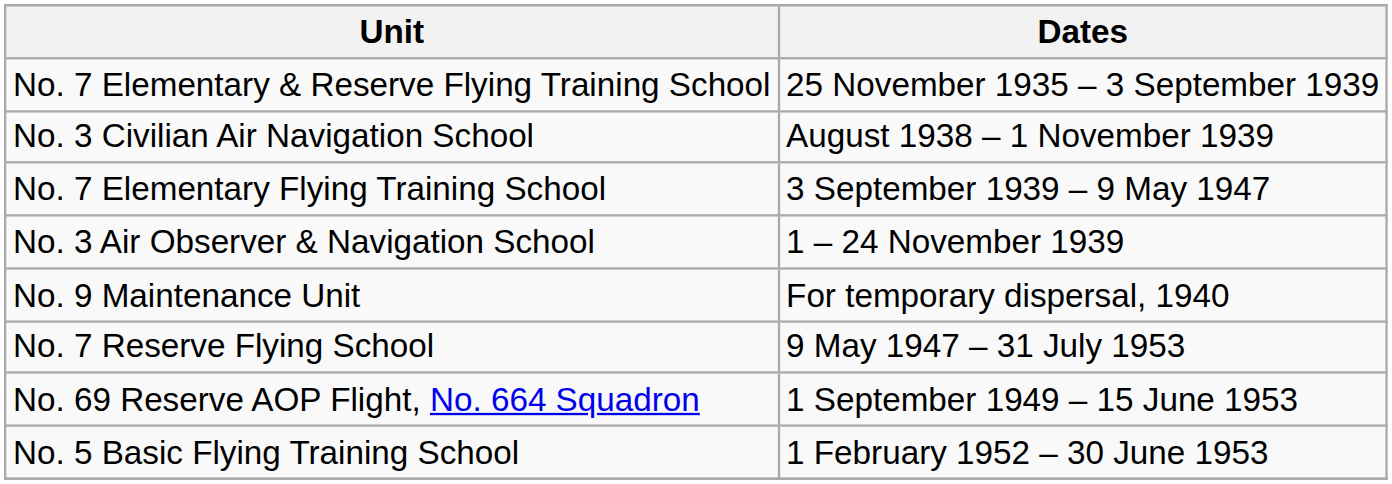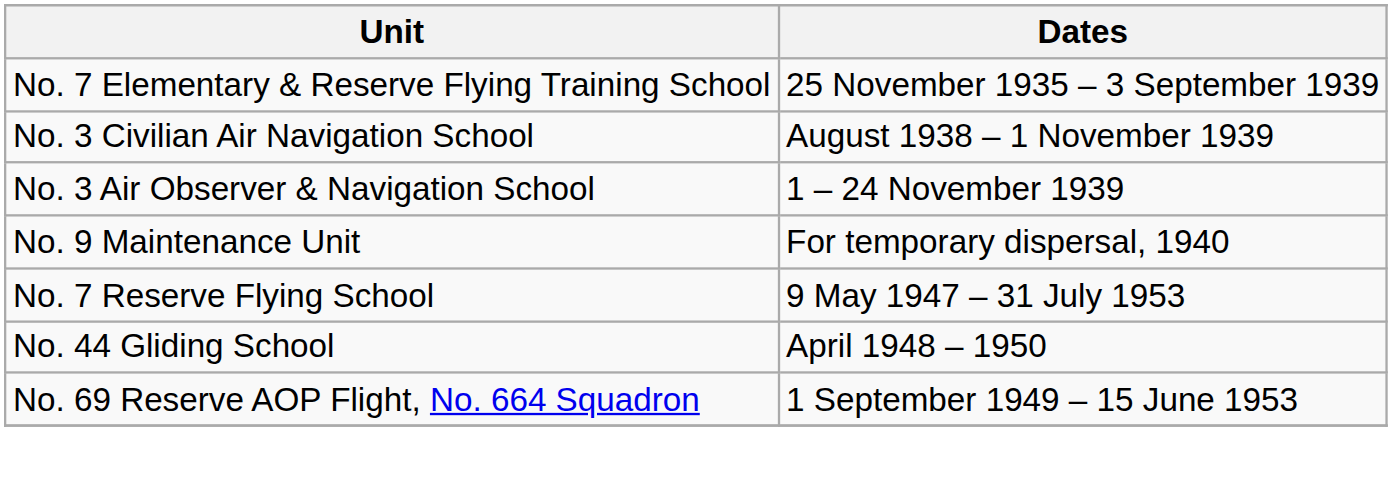- row: (310, 189)
+ row: (174, 347)
- row: (266, 452)
